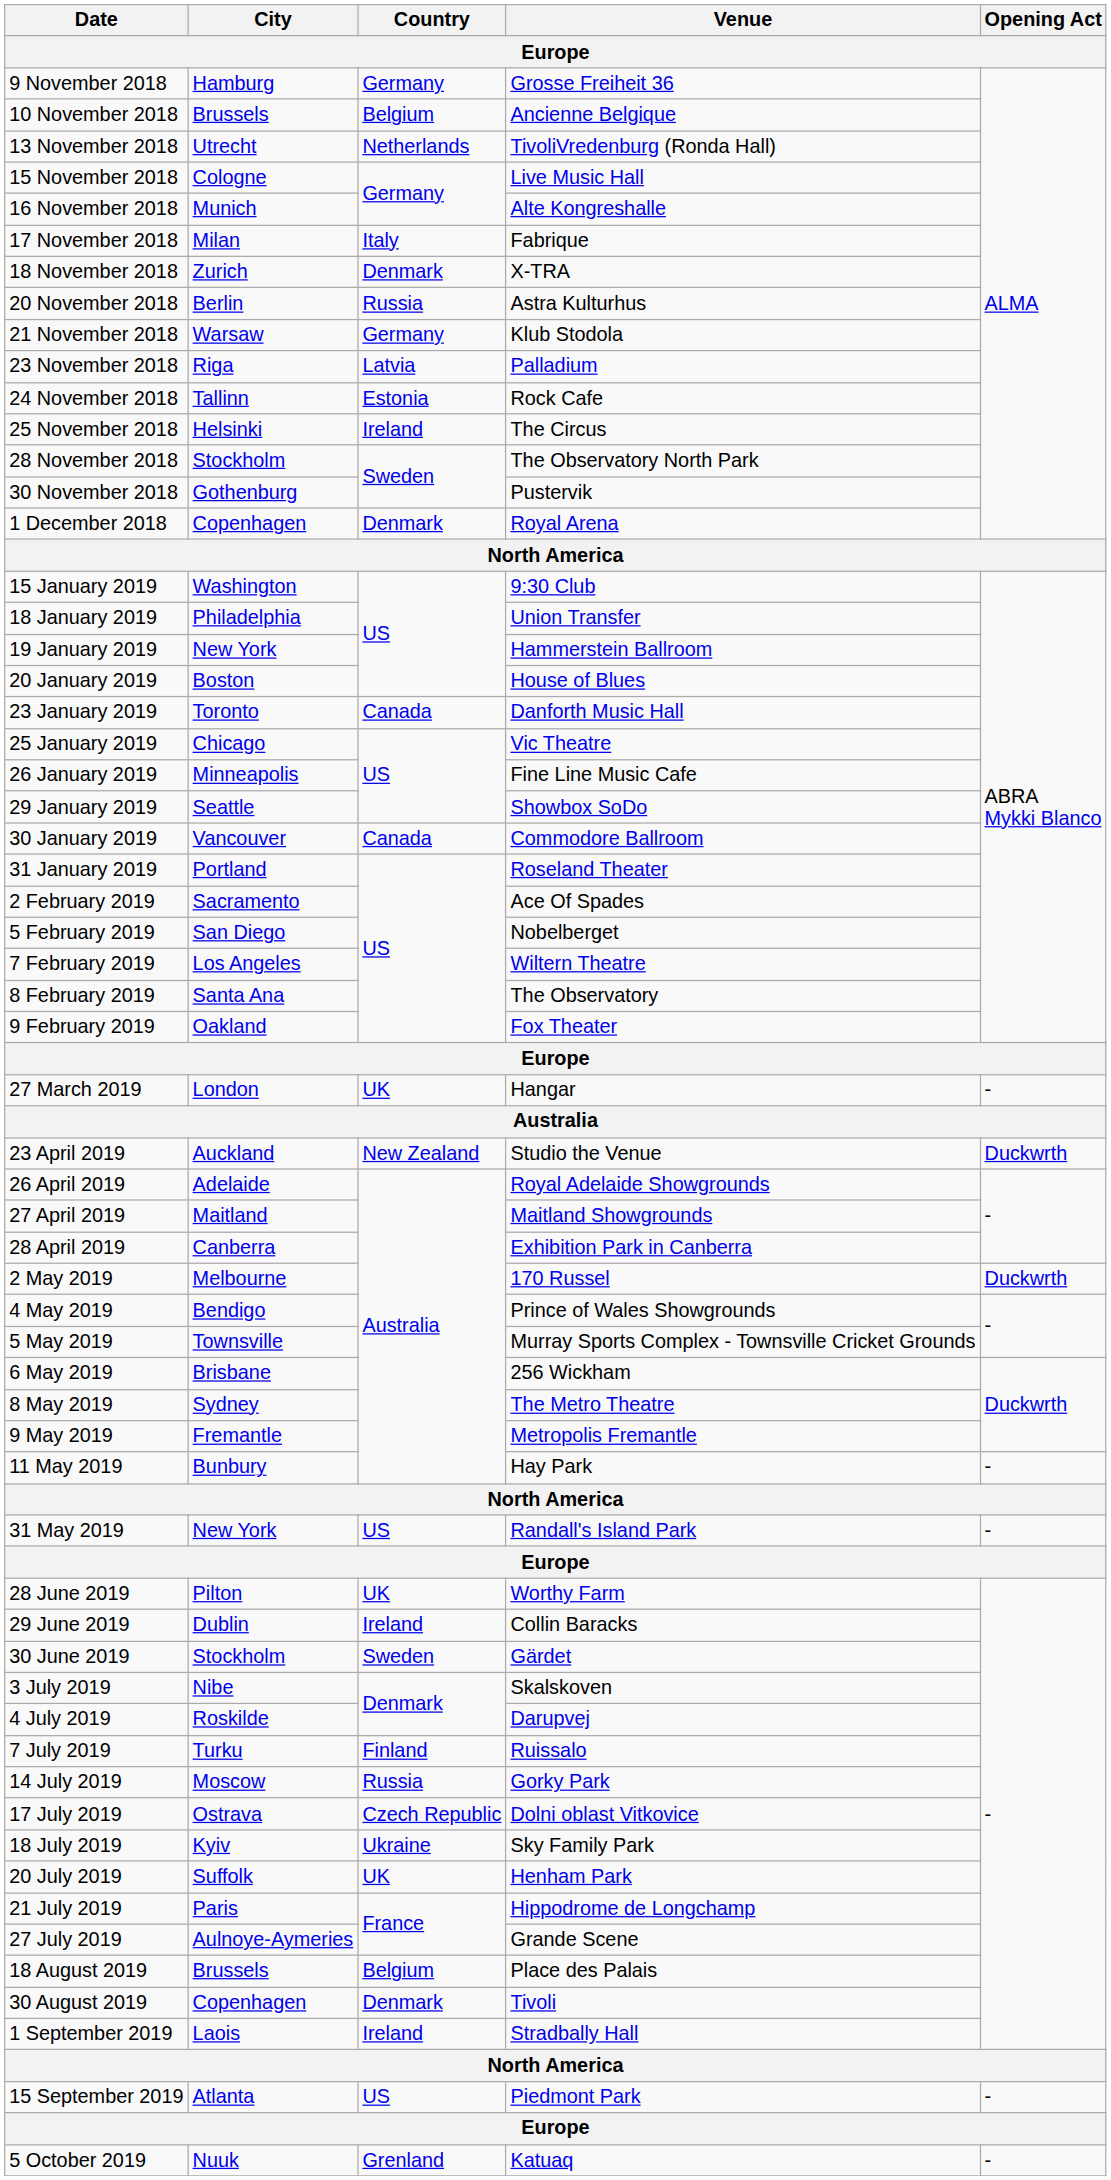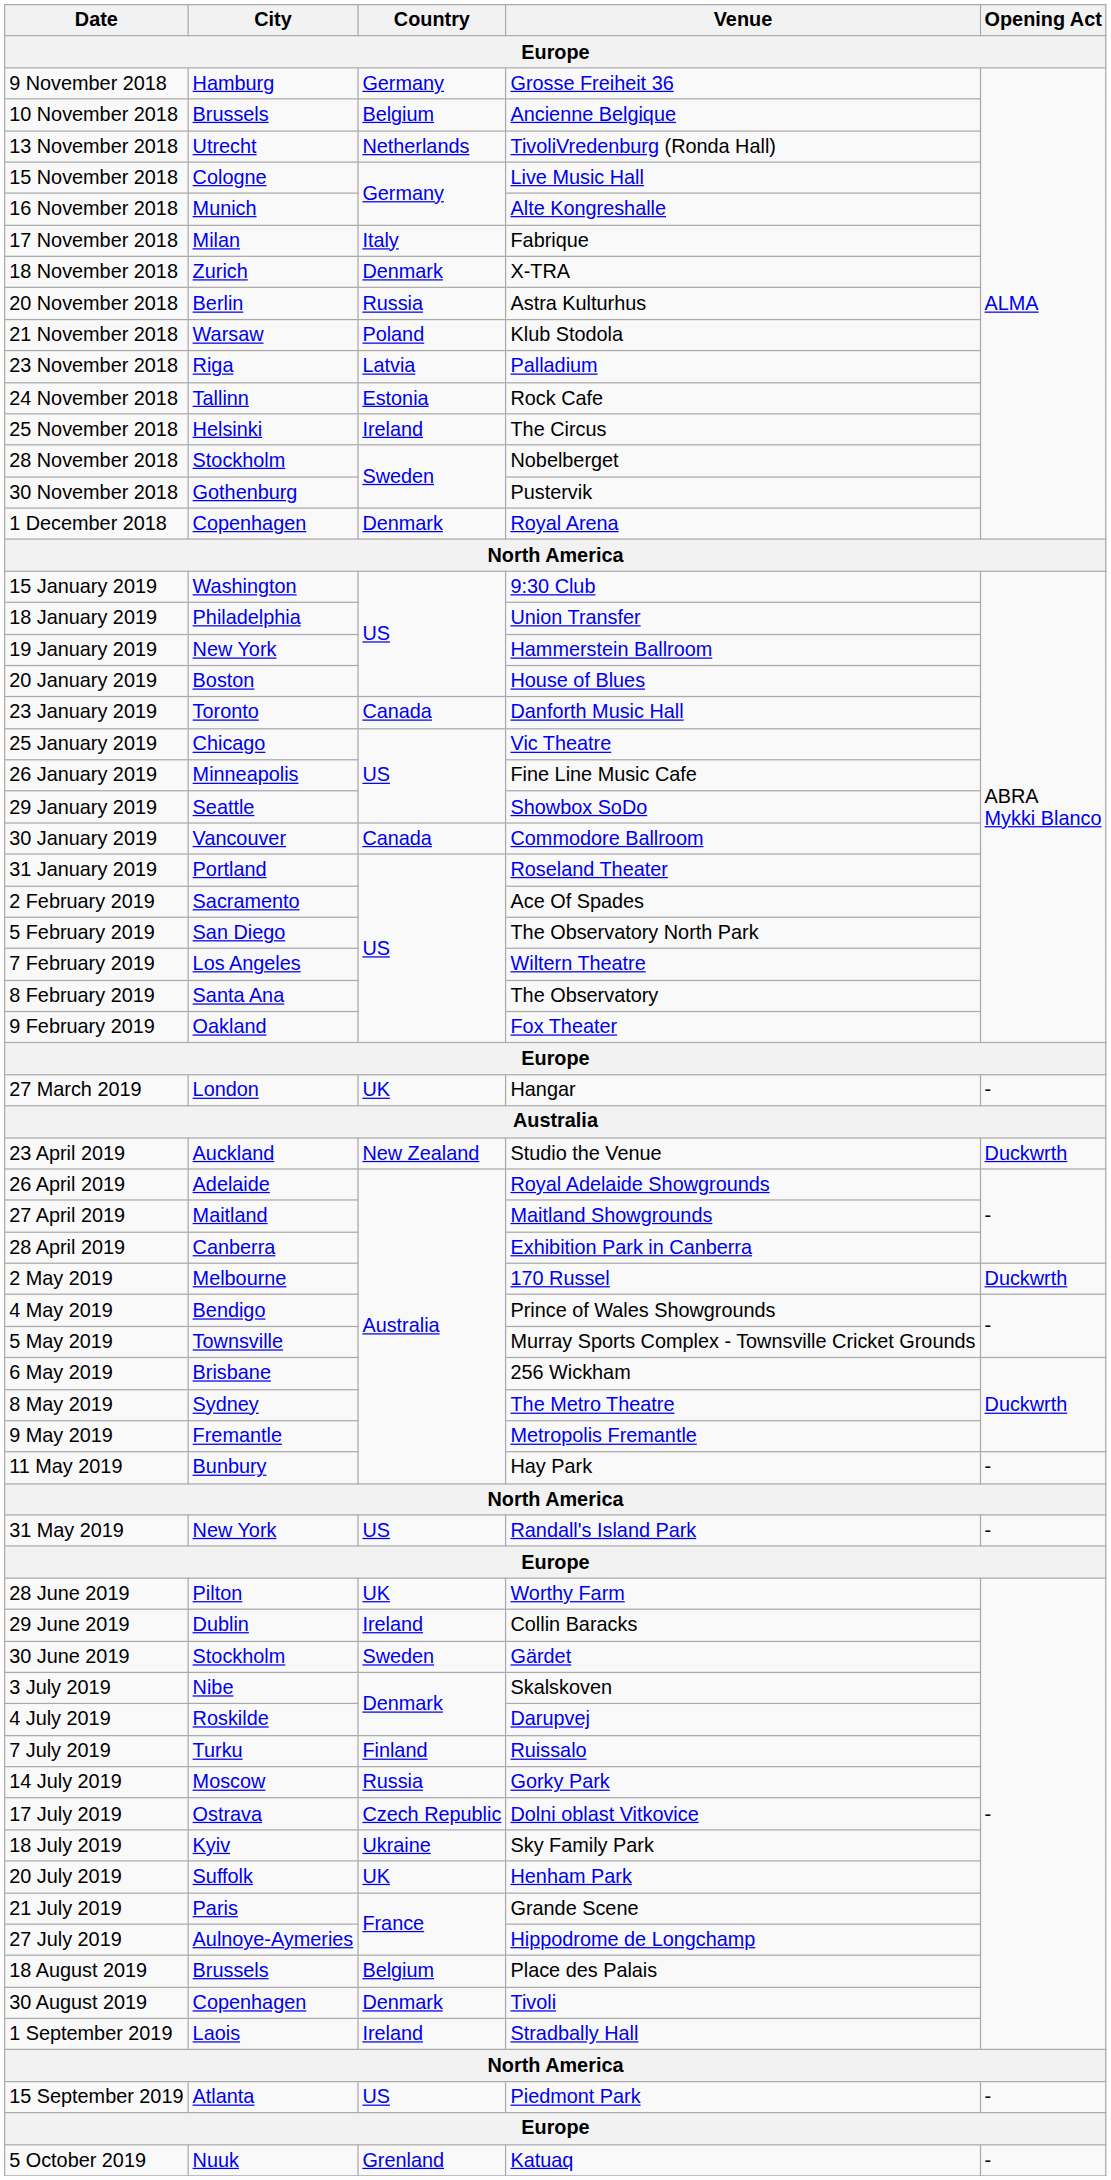(403, 334) Germany -> (393, 334) Poland
(635, 460) The Observatory North Park -> (565, 460) Nobelberget
(565, 932) Nobelberget -> (635, 932) The Observatory North Park
(633, 1908) Hippodrome de Longchamp -> (574, 1908) Grande Scene
(574, 1939) Grande Scene -> (633, 1939) Hippodrome de Longchamp
